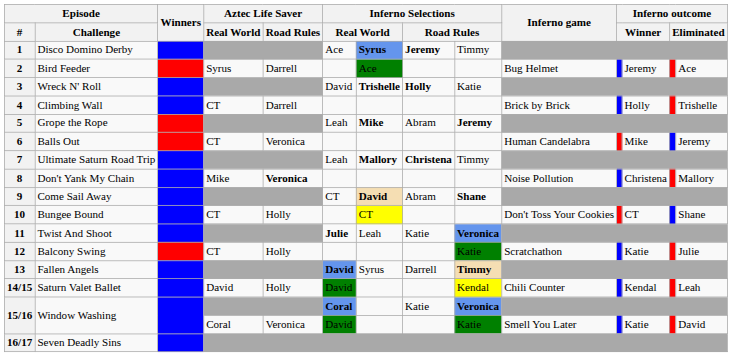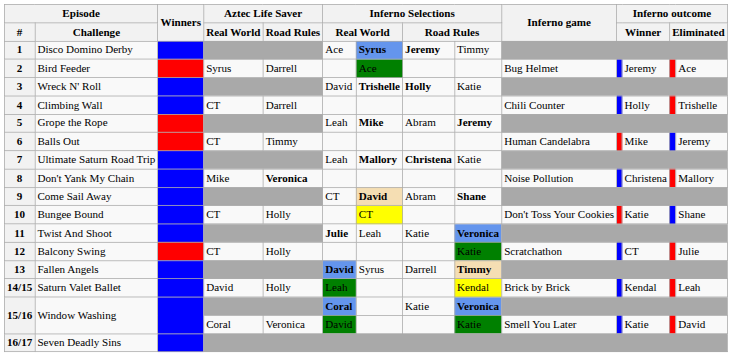(537, 105) Brick by Brick -> (534, 105) Chili Counter
(285, 142) Veronica -> (282, 142) Timmy
(473, 160) Timmy -> (469, 160) Katie
(632, 215) CT -> (637, 215) Katie
(637, 251) Katie -> (632, 251) CT
(339, 288) David -> (336, 288) Leah
(534, 288) Chili Counter -> (537, 288) Brick by Brick
